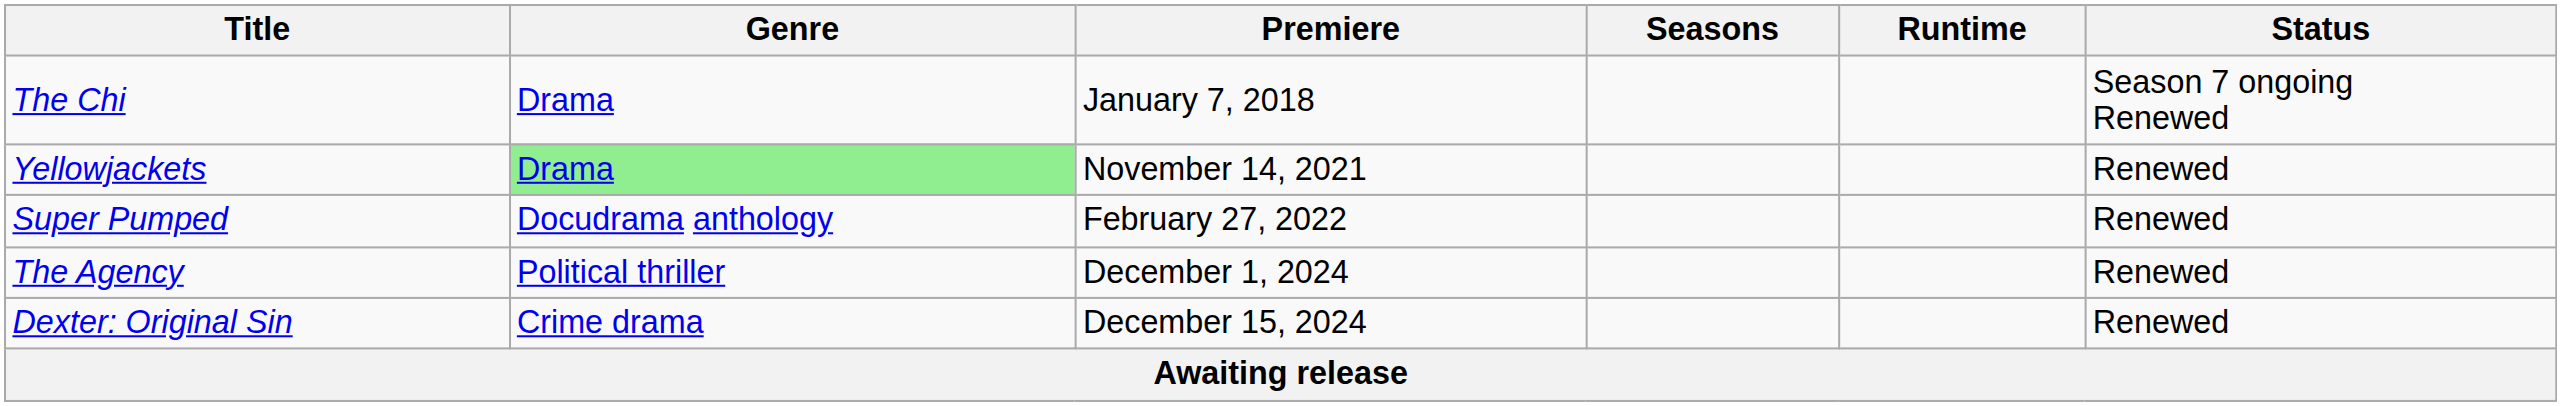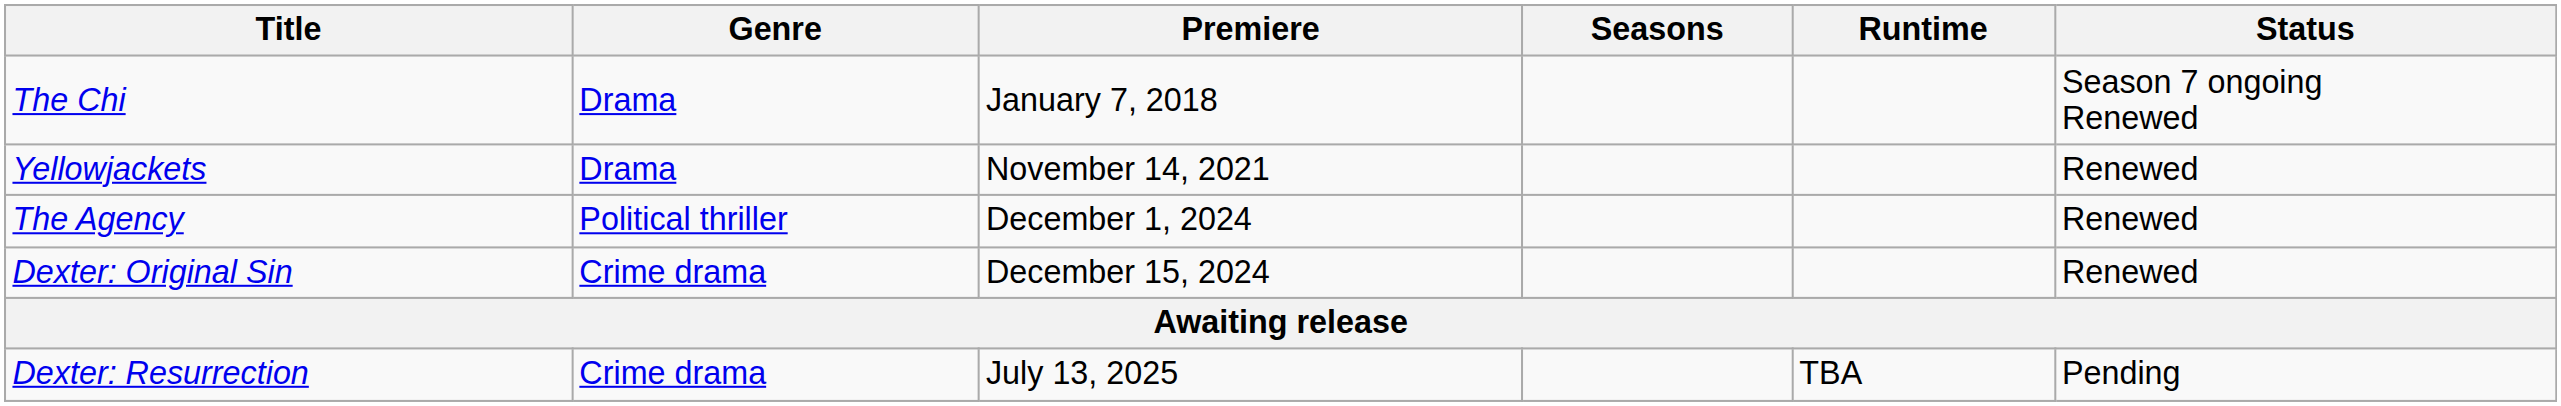(565, 169) lightgreen background -> (628, 169) no background
- row: (120, 220)
+ row: (161, 374)
